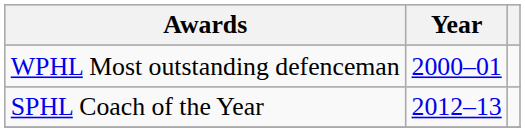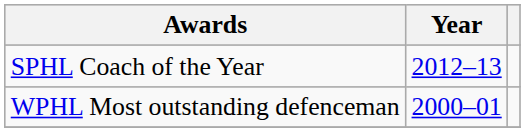rows swapped: (205, 65) <-> (137, 106)
